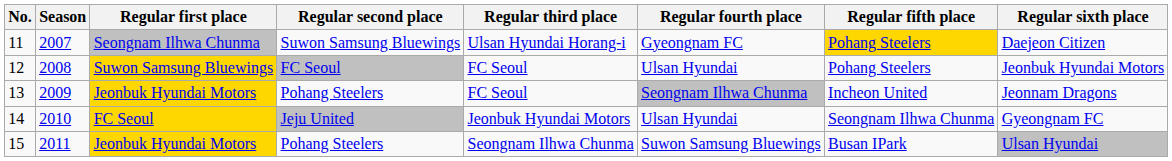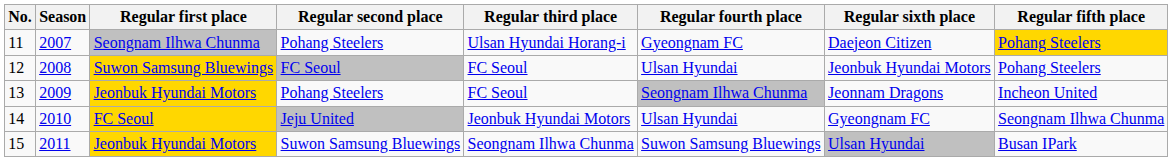columns swapped: (911, 17) <-> (1083, 17)
(370, 42) Suwon Samsung Bluewings -> (332, 42) Pohang Steelers
(332, 144) Pohang Steelers -> (370, 144) Suwon Samsung Bluewings
